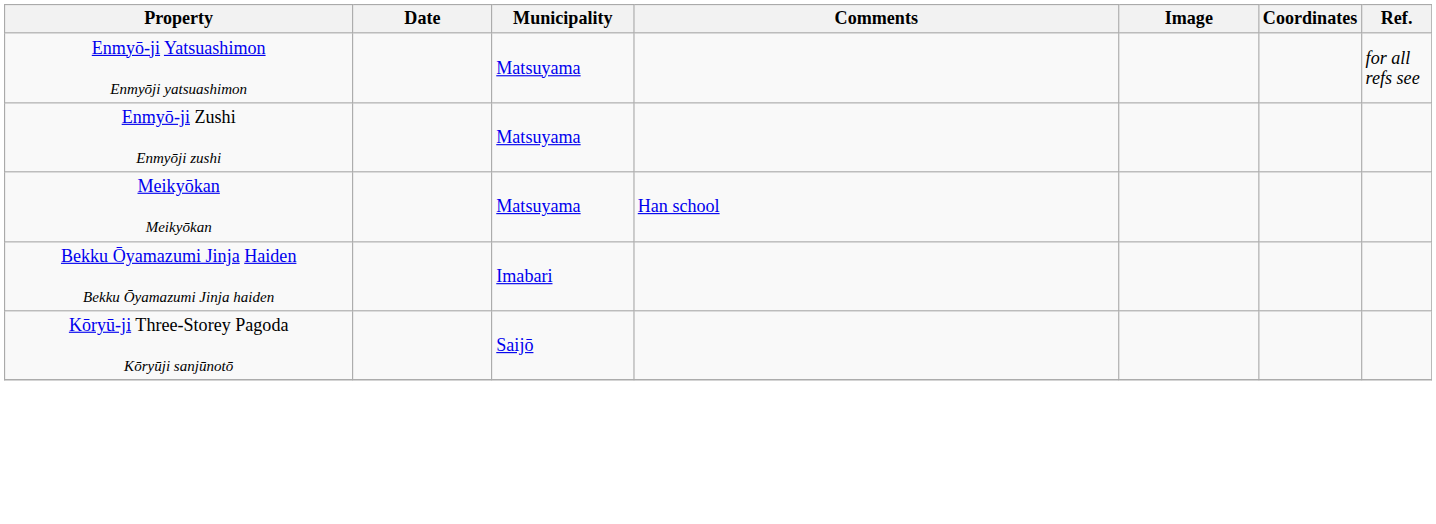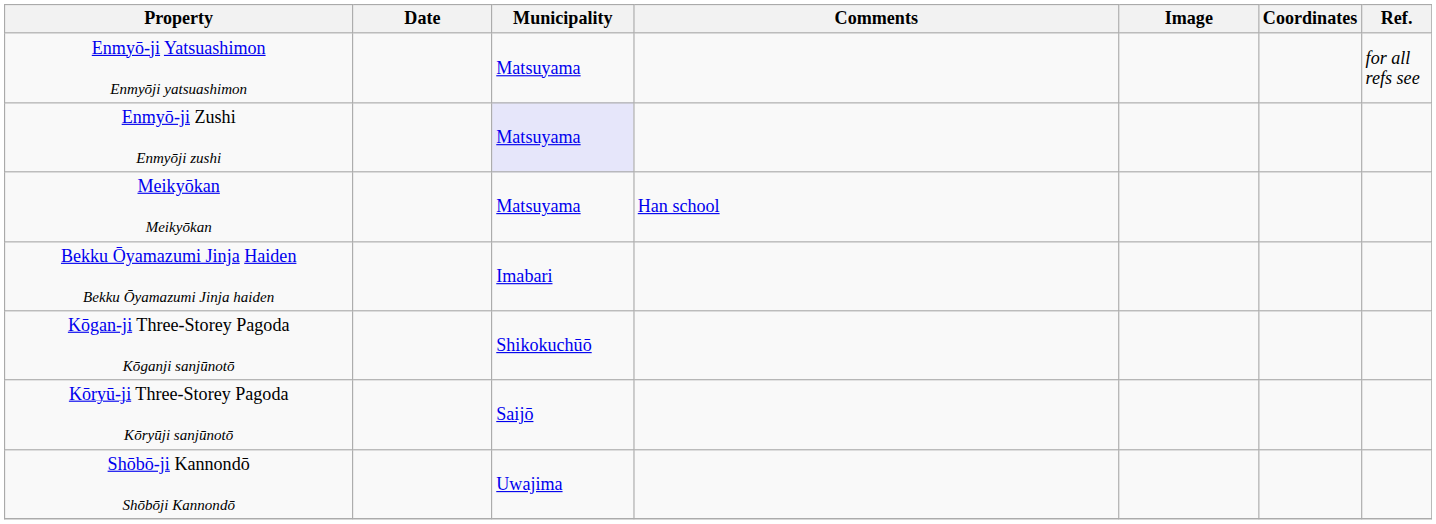(538, 137) no background -> (538, 137) lavender background
+ row: (179, 345)
+ row: (179, 483)
